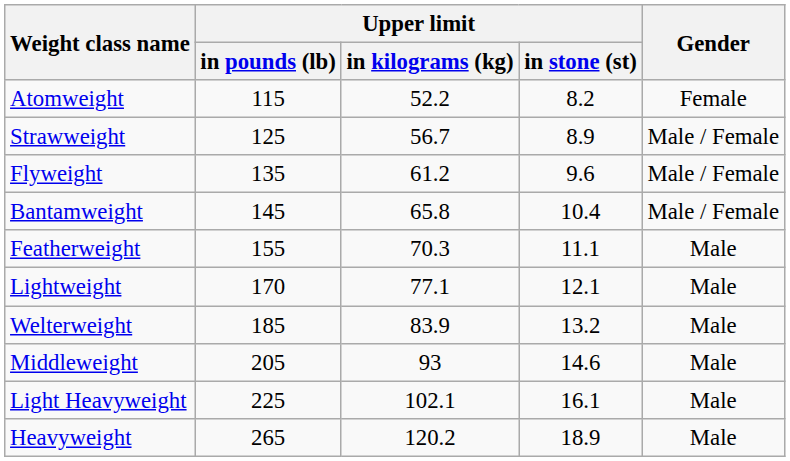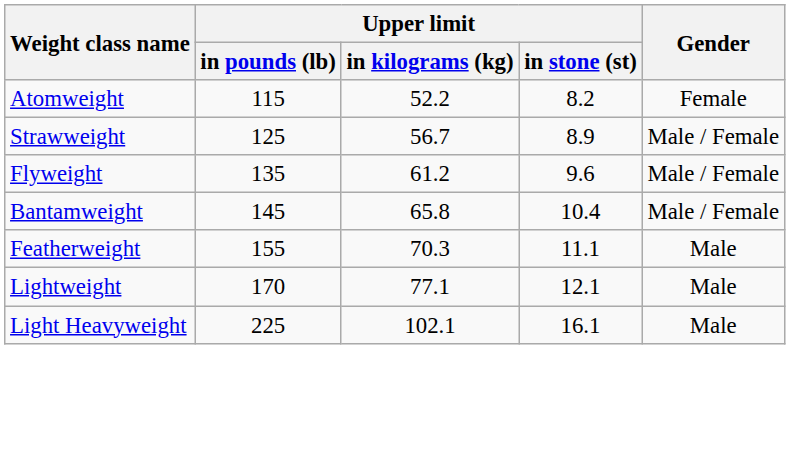- row: (71, 324)
- row: (74, 361)
- row: (71, 437)
